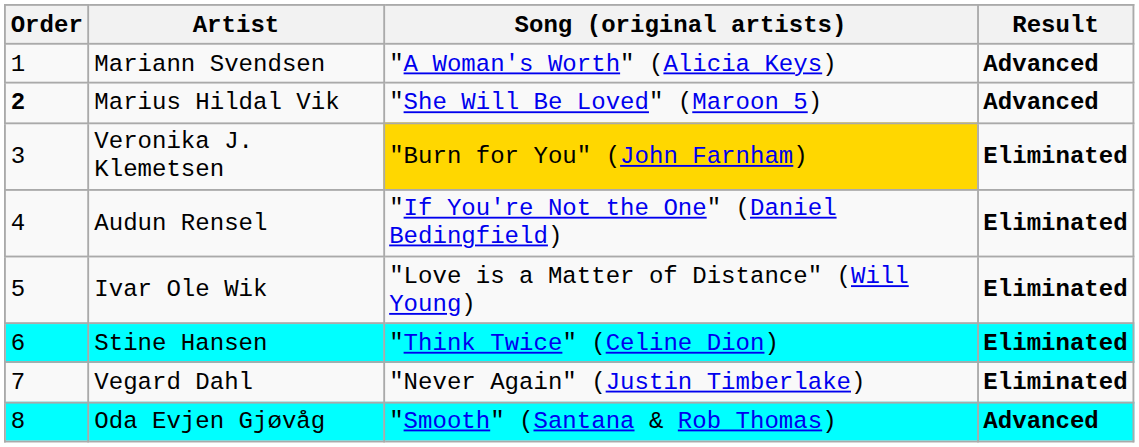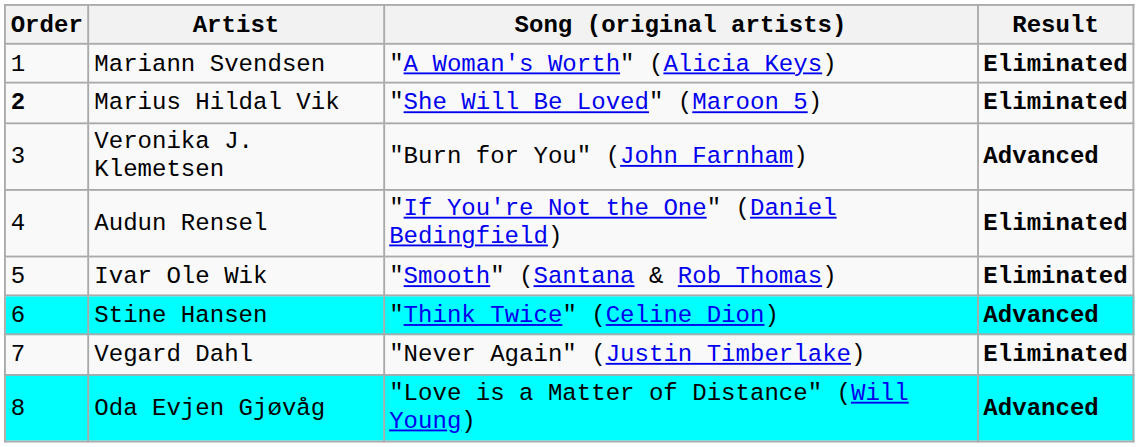(1041, 64) Advanced -> (1056, 64) Eliminated
(1041, 103) Advanced -> (1056, 103) Eliminated
(598, 156) gold background -> (598, 156) no background
(1056, 156) Eliminated -> (1041, 156) Advanced
(649, 290) "Love is a Matter of Distance" (Will Young) -> (613, 276) "Smooth" (Santana & Rob Thomas)
(1056, 343) Eliminated -> (1041, 315) Advanced
(613, 421) "Smooth" (Santana & Rob Thomas) -> (649, 407) "Love is a Matter of Distance" (Will Young)
